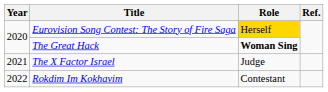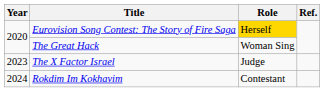(269, 45) bold -> (267, 45) normal
(17, 62) 2021 -> (17, 62) 2023
(17, 78) 2022 -> (17, 78) 2024
